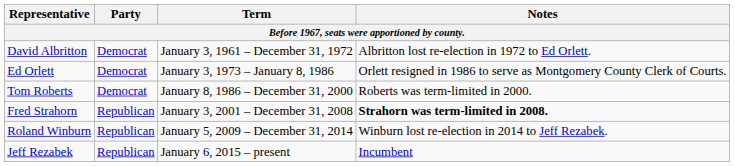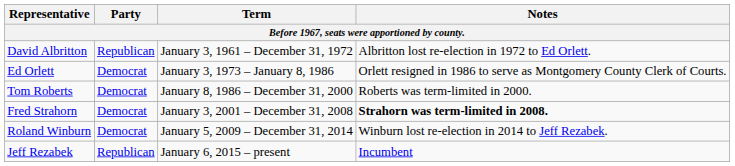(122, 51) Democrat -> (126, 51) Republican
(126, 111) Republican -> (122, 111) Democrat
(126, 131) Republican -> (122, 131) Democrat
